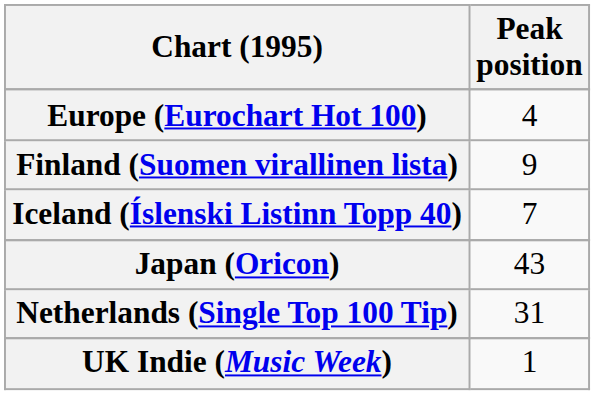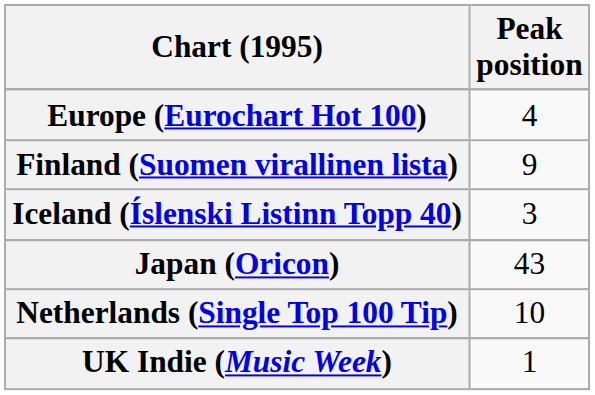(529, 213) 7 -> (529, 213) 3
(529, 313) 31 -> (529, 313) 10
